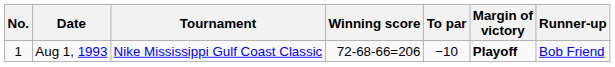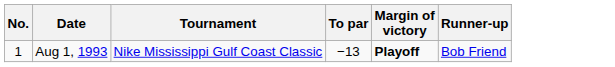- column: (375, 23)
(447, 51) −10 -> (348, 51) −13
